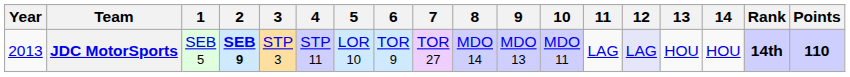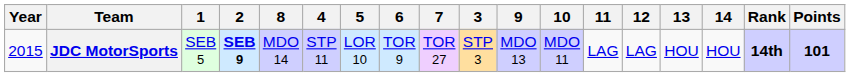columns swapped: (278, 17) <-> (475, 17)
(25, 50) 2013 -> (25, 50) 2015
(641, 50) lavender background -> (641, 50) no background
(817, 50) 110 -> (817, 50) 101
